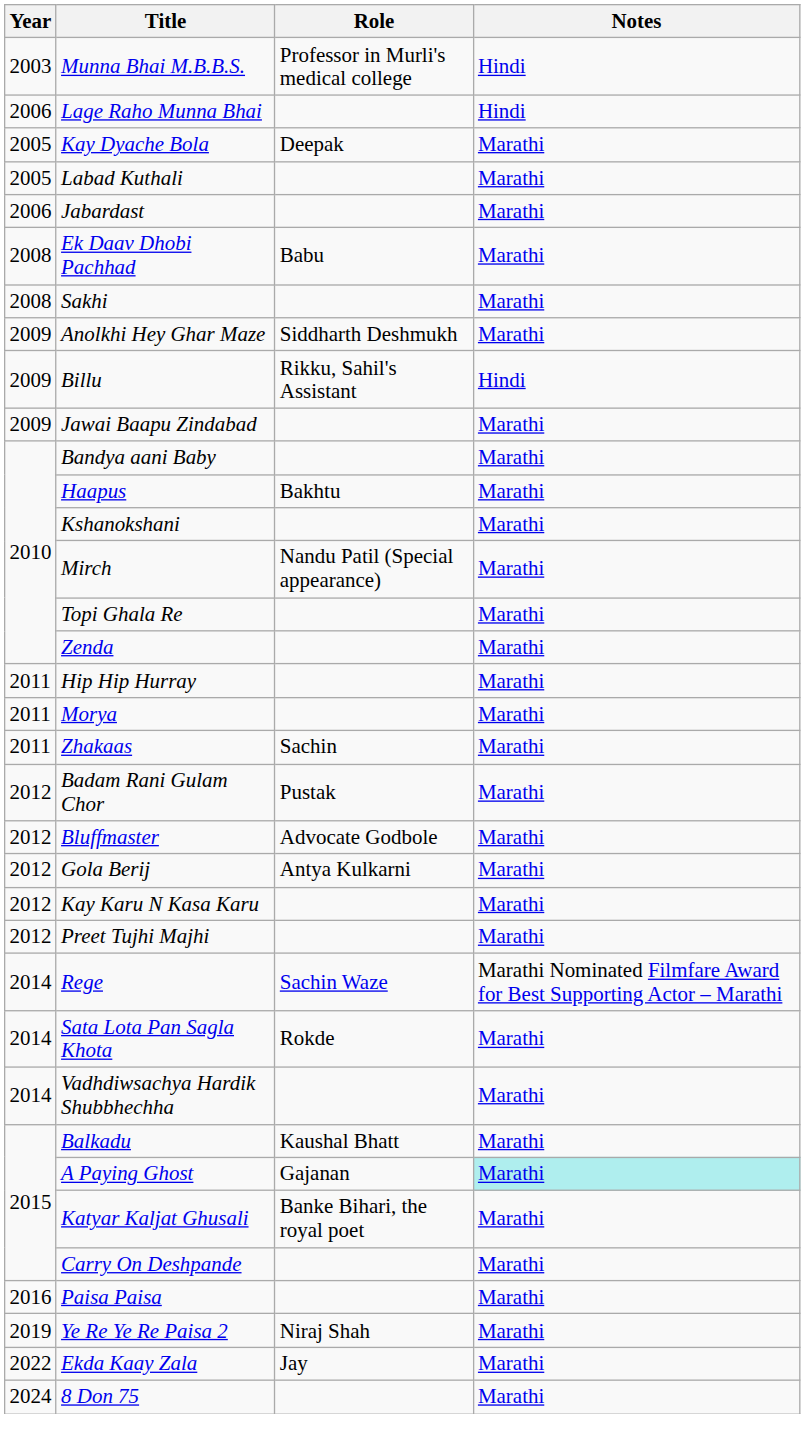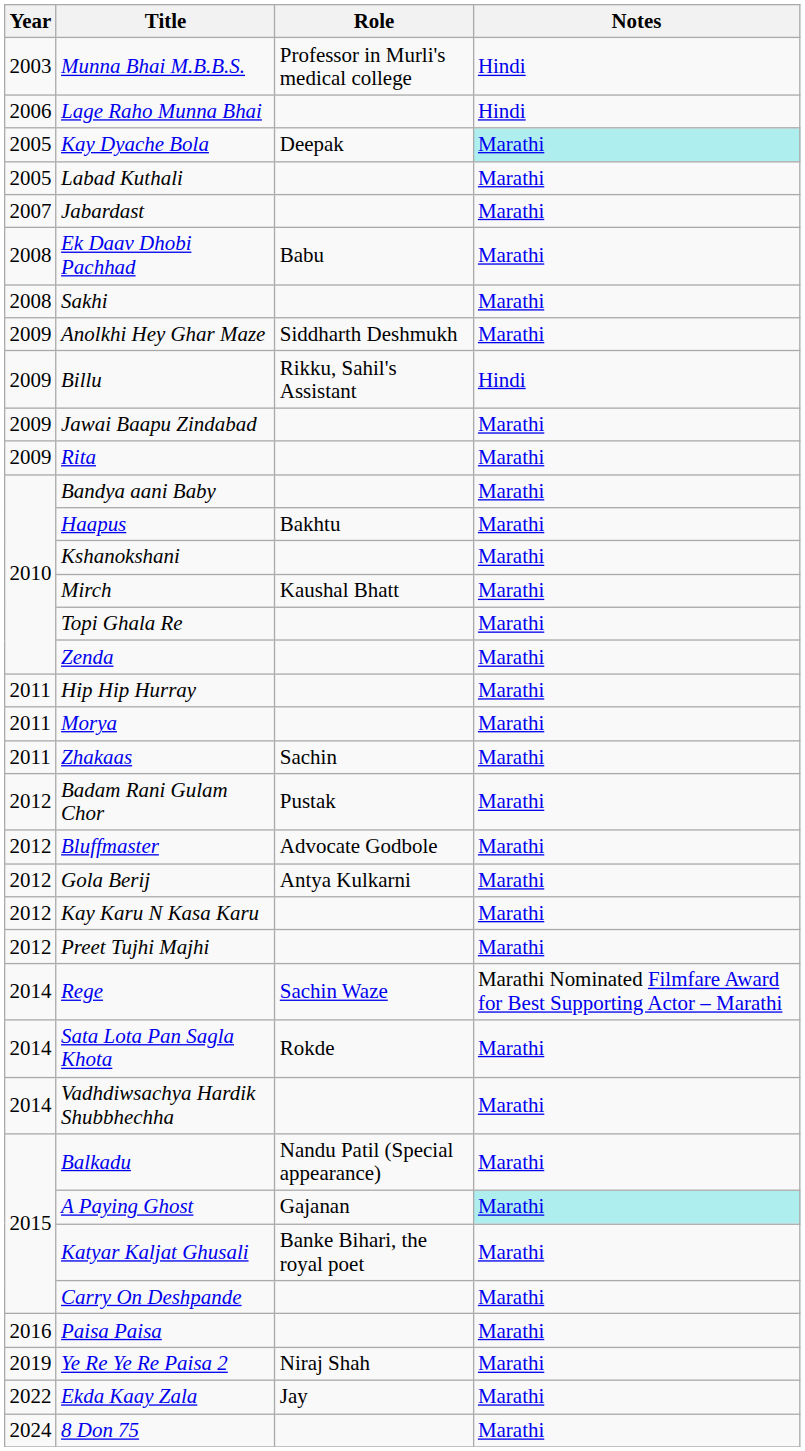(511, 144) no background -> (511, 144) paleturquoise background
(30, 210) 2006 -> (30, 210) 2007
+ row: (79, 457)
(367, 569) Nandu Patil (Special appearance) -> (339, 590) Kaushal Bhatt
(339, 1140) Kaushal Bhatt -> (367, 1161) Nandu Patil (Special appearance)
